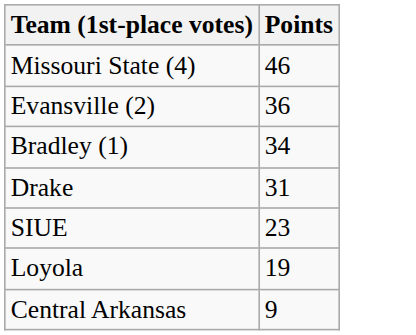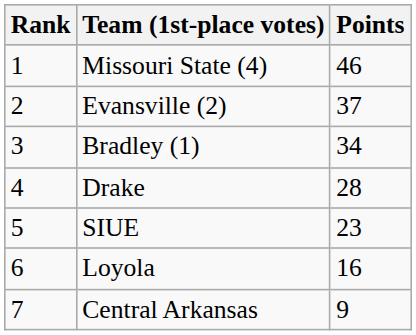+ column: (41, 24)
(278, 106) 36 -> (349, 106) 37
(278, 187) 31 -> (349, 187) 28
(278, 268) 19 -> (349, 268) 16
